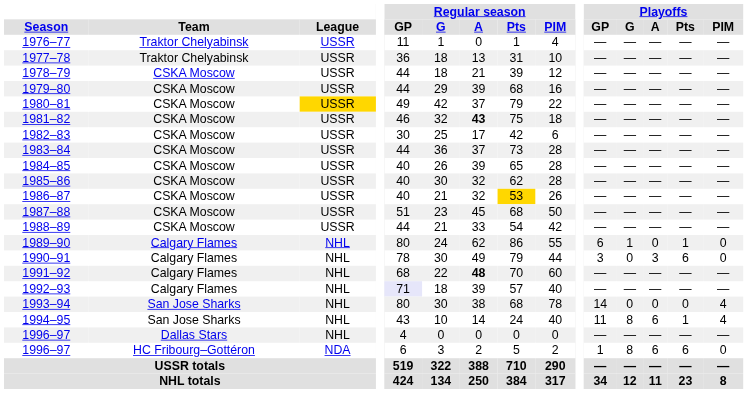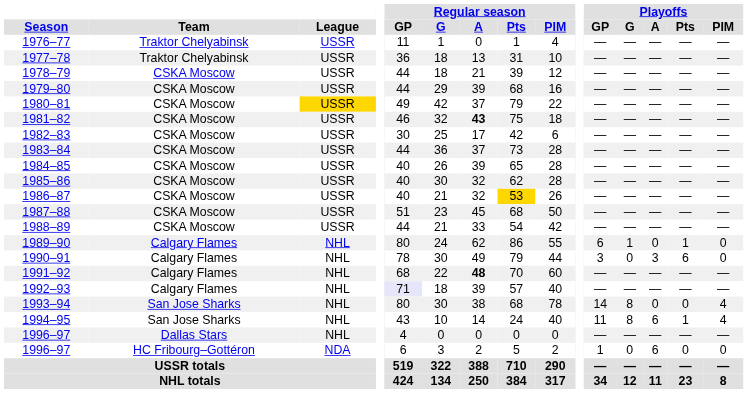(630, 304) 0 -> (630, 304) 8
(630, 350) 8 -> (630, 350) 0
(685, 350) 6 -> (685, 350) 0
